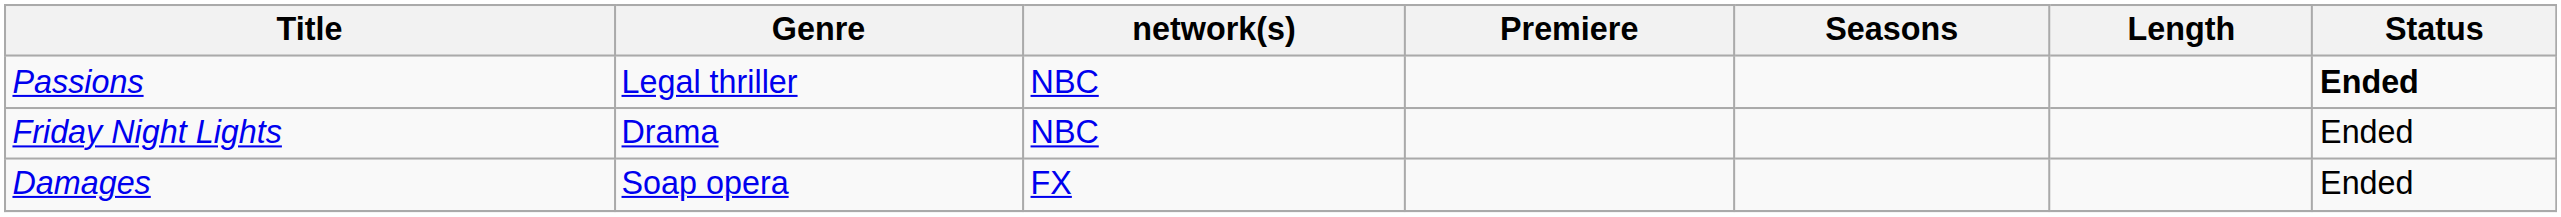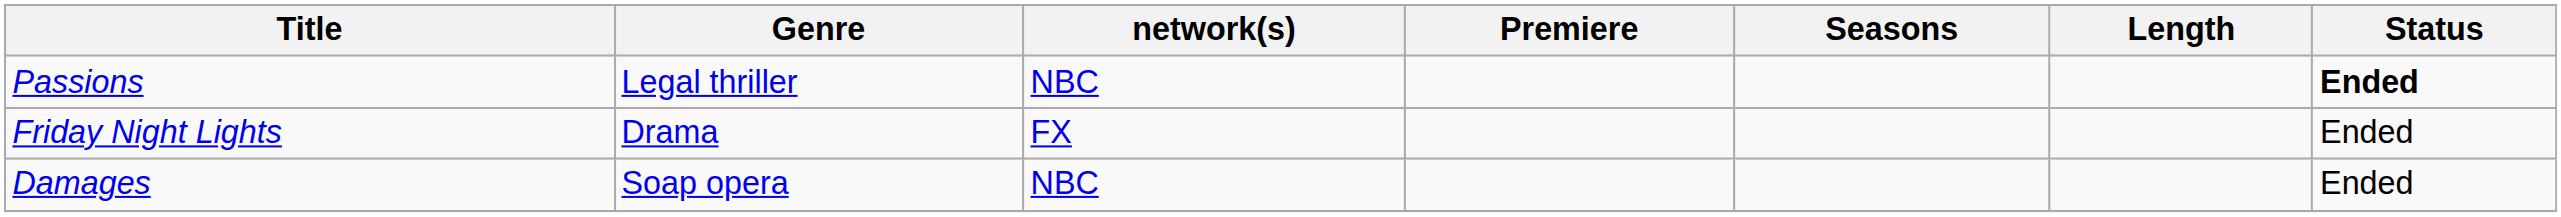(1065, 132) NBC -> (1051, 132) FX
(1051, 183) FX -> (1065, 183) NBC
